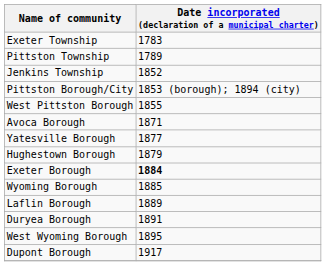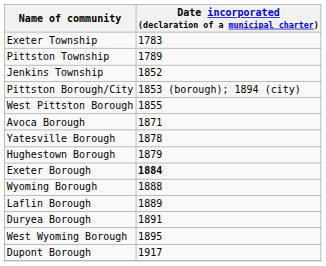(150, 138) 1877 -> (150, 138) 1878
(150, 187) 1885 -> (150, 187) 1888
